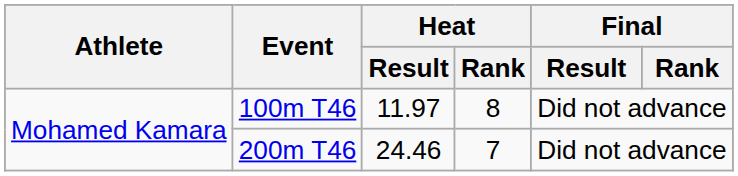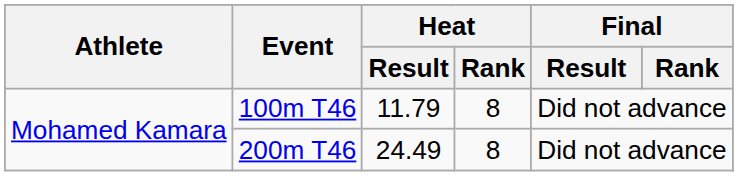(409, 109) 11.97 -> (409, 109) 11.79
(409, 150) 24.46 -> (409, 150) 24.49
(493, 150) 7 -> (493, 150) 8
